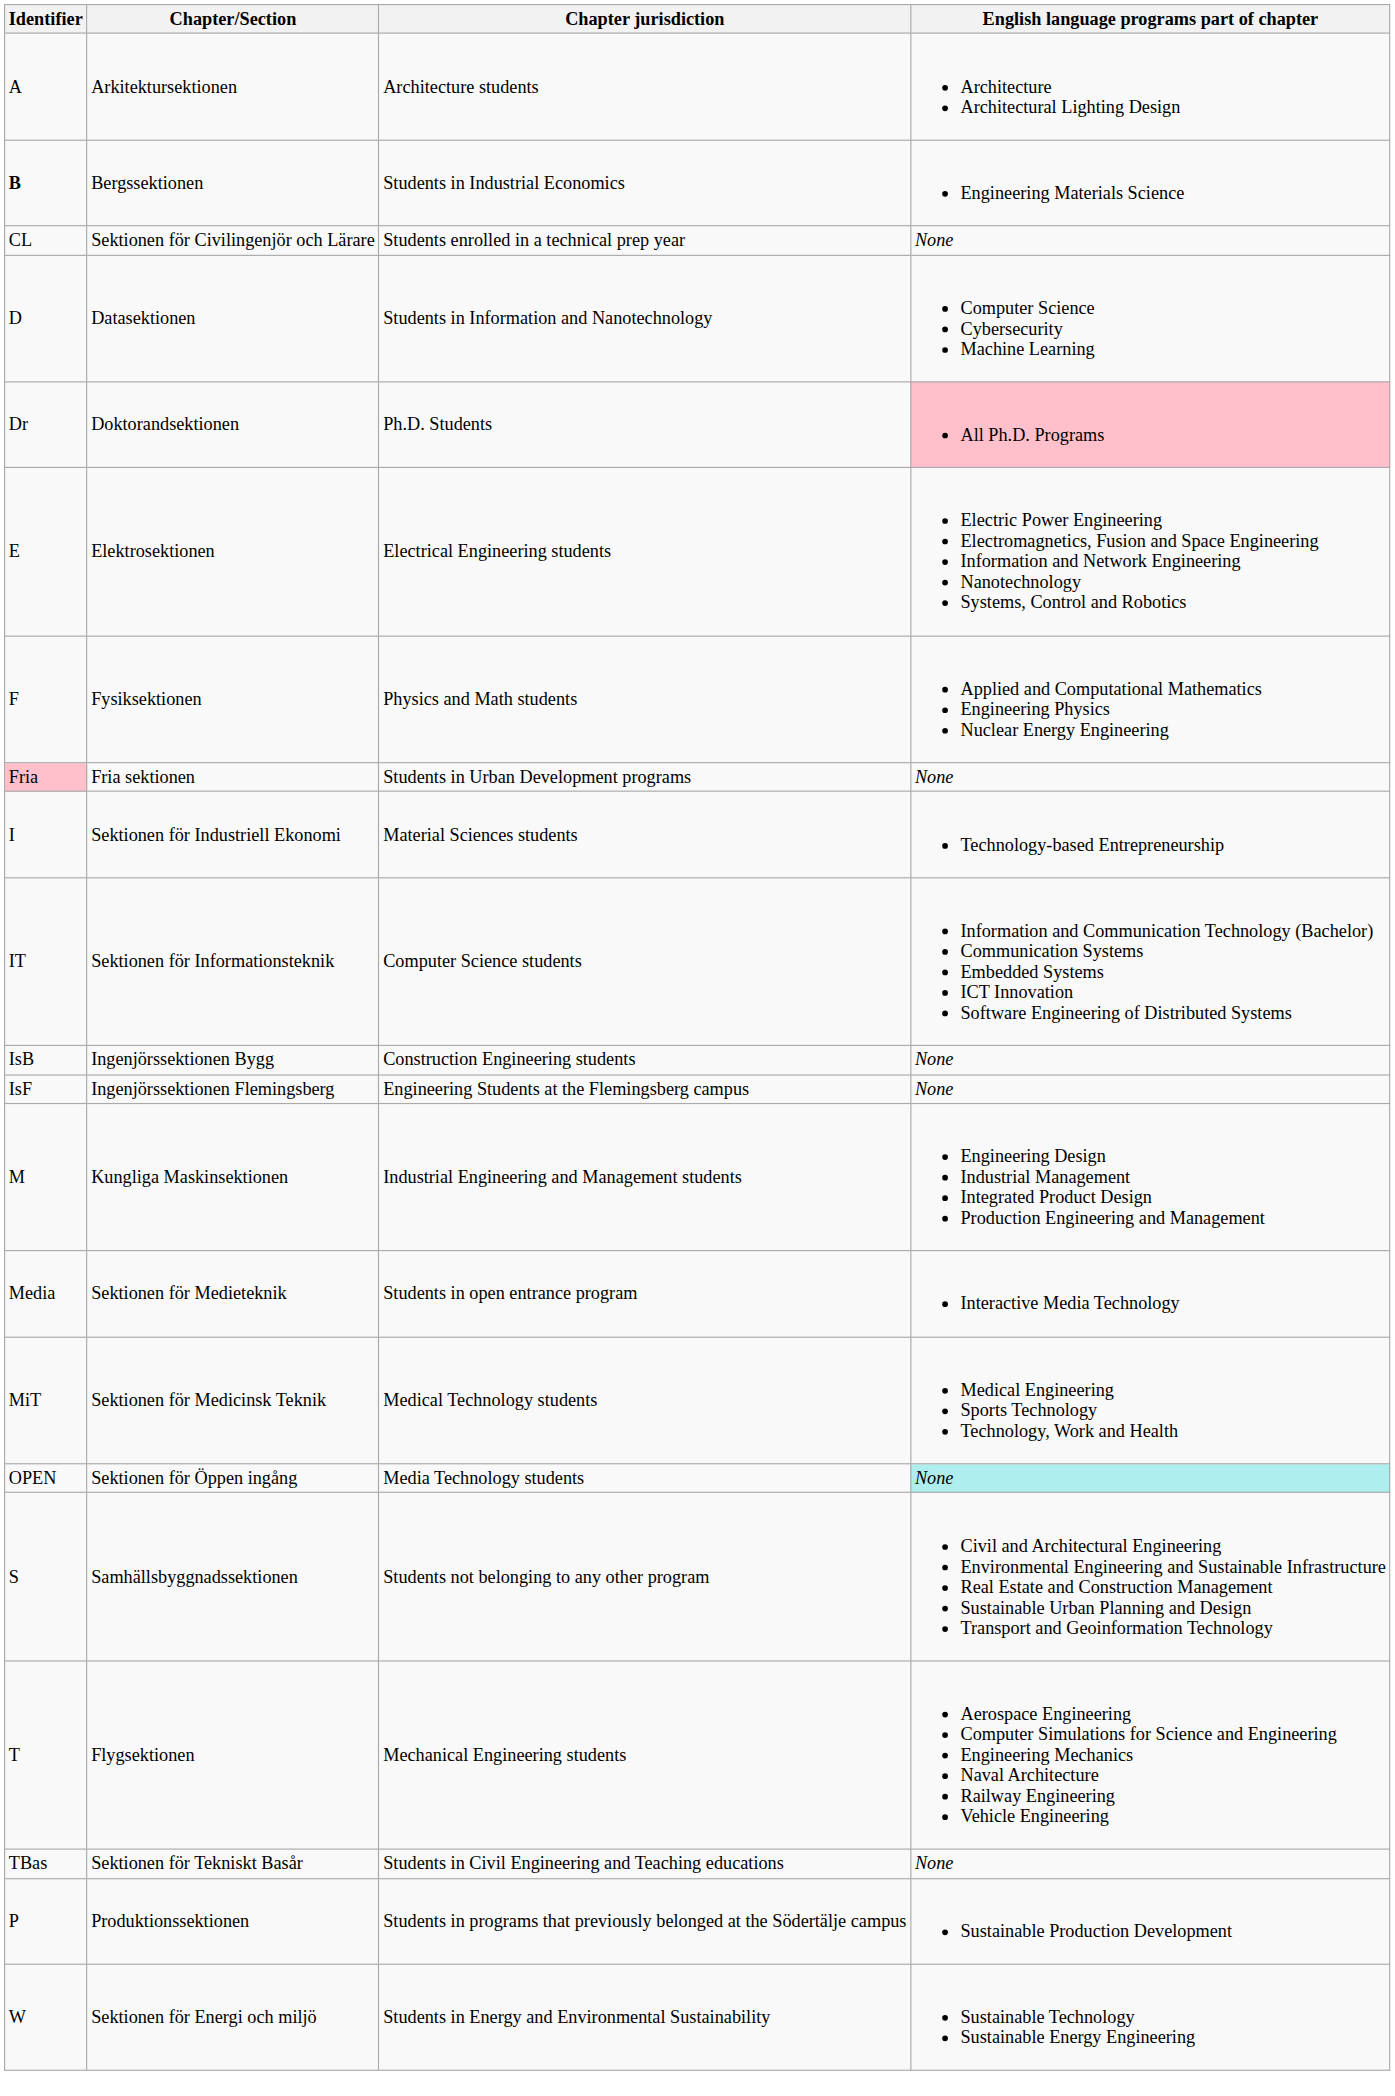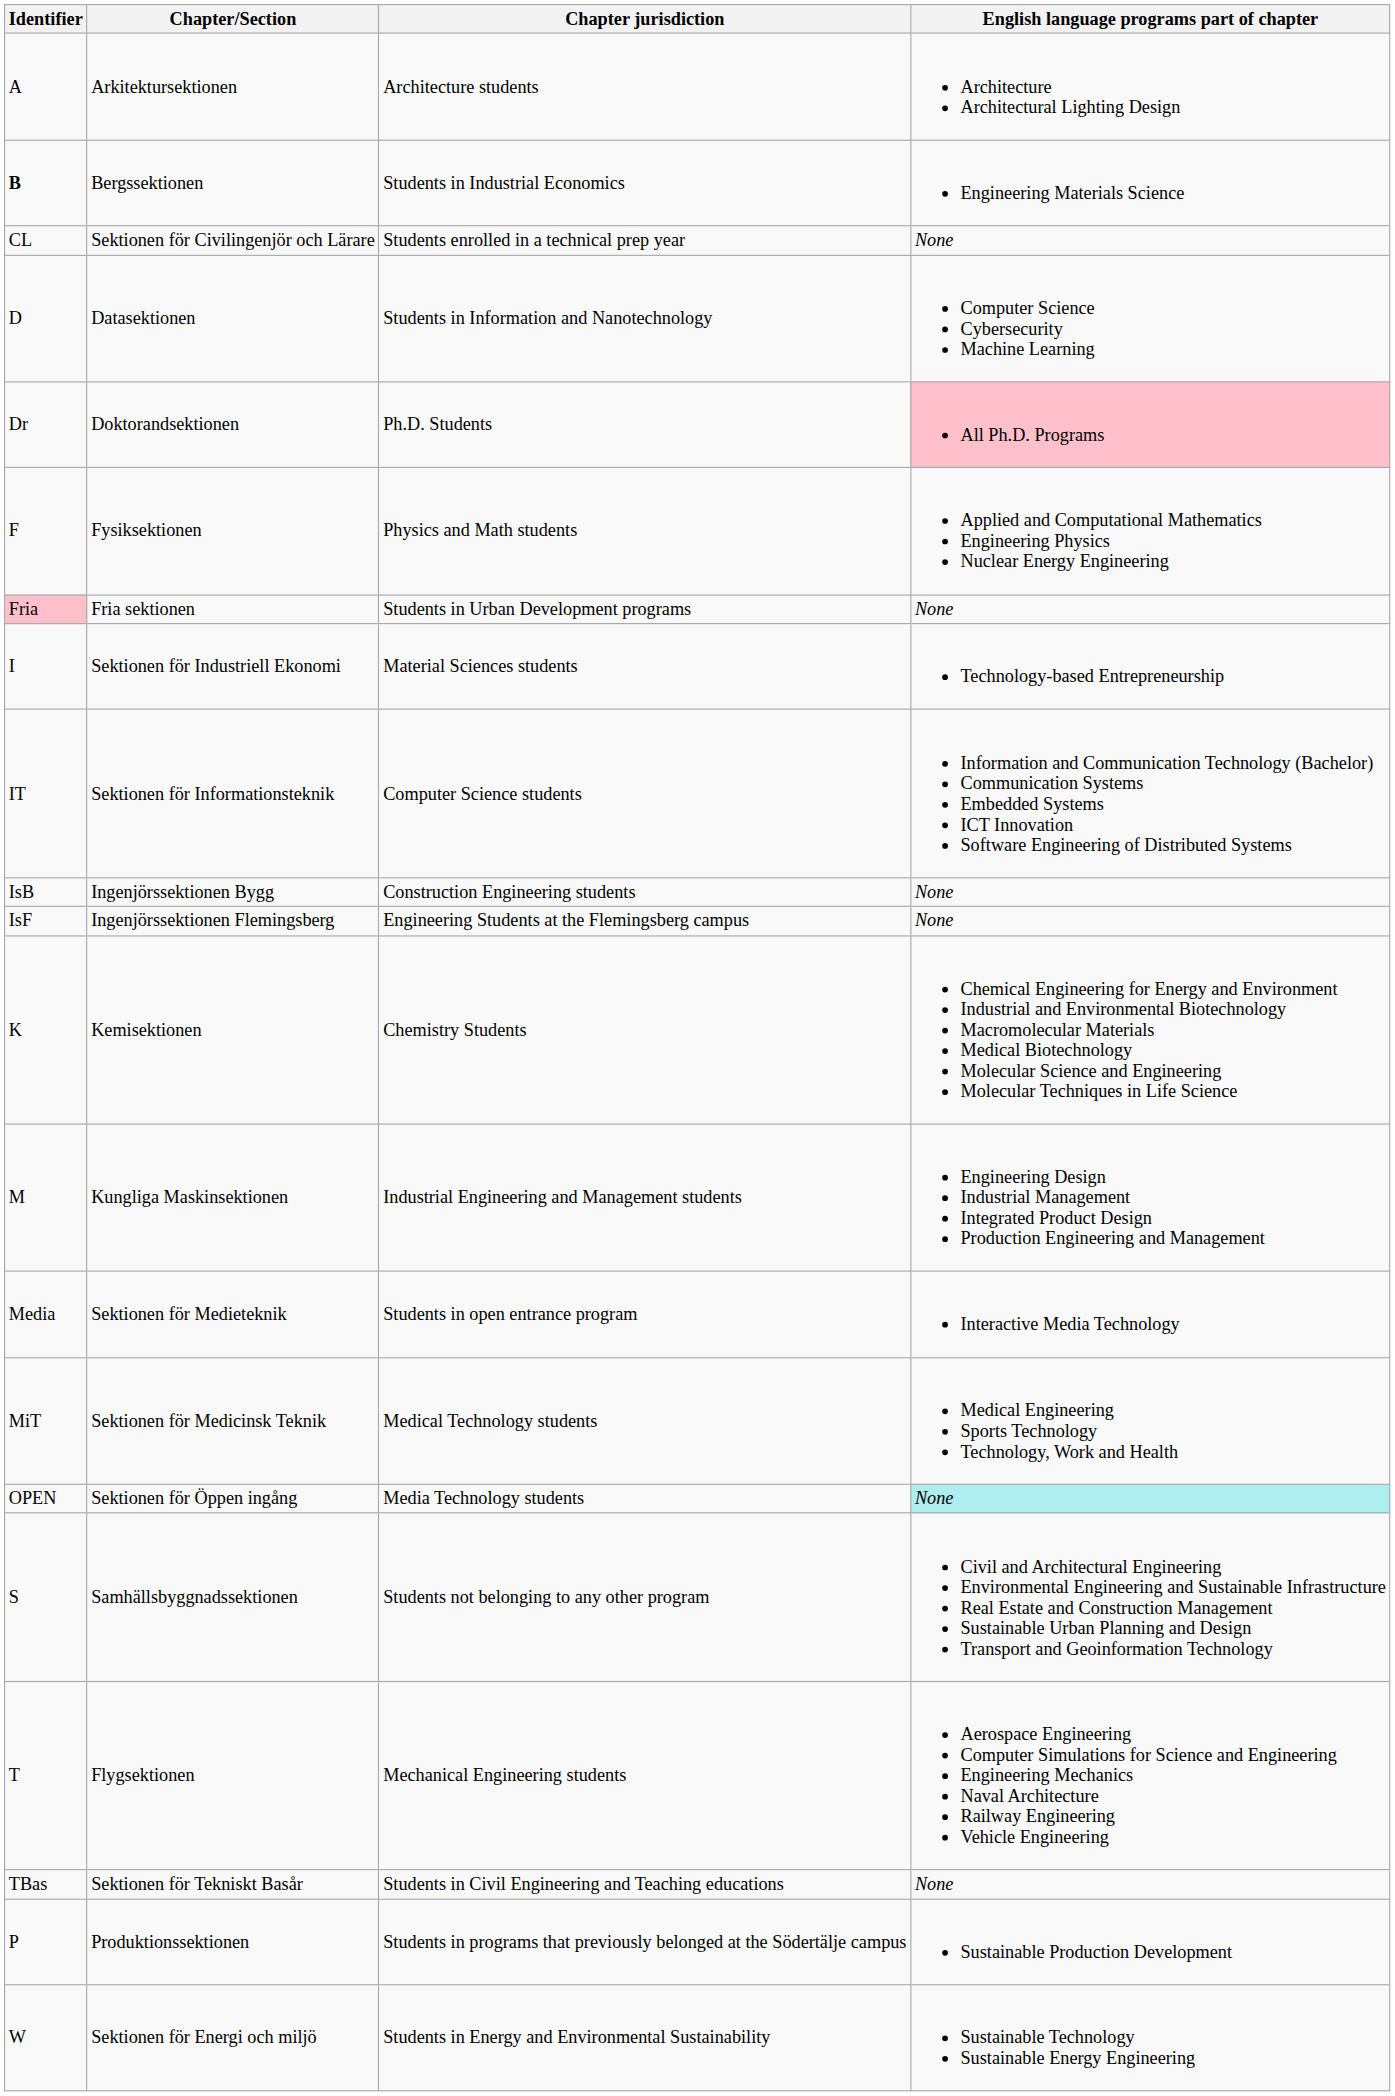- row: (153, 551)
+ row: (146, 1029)
